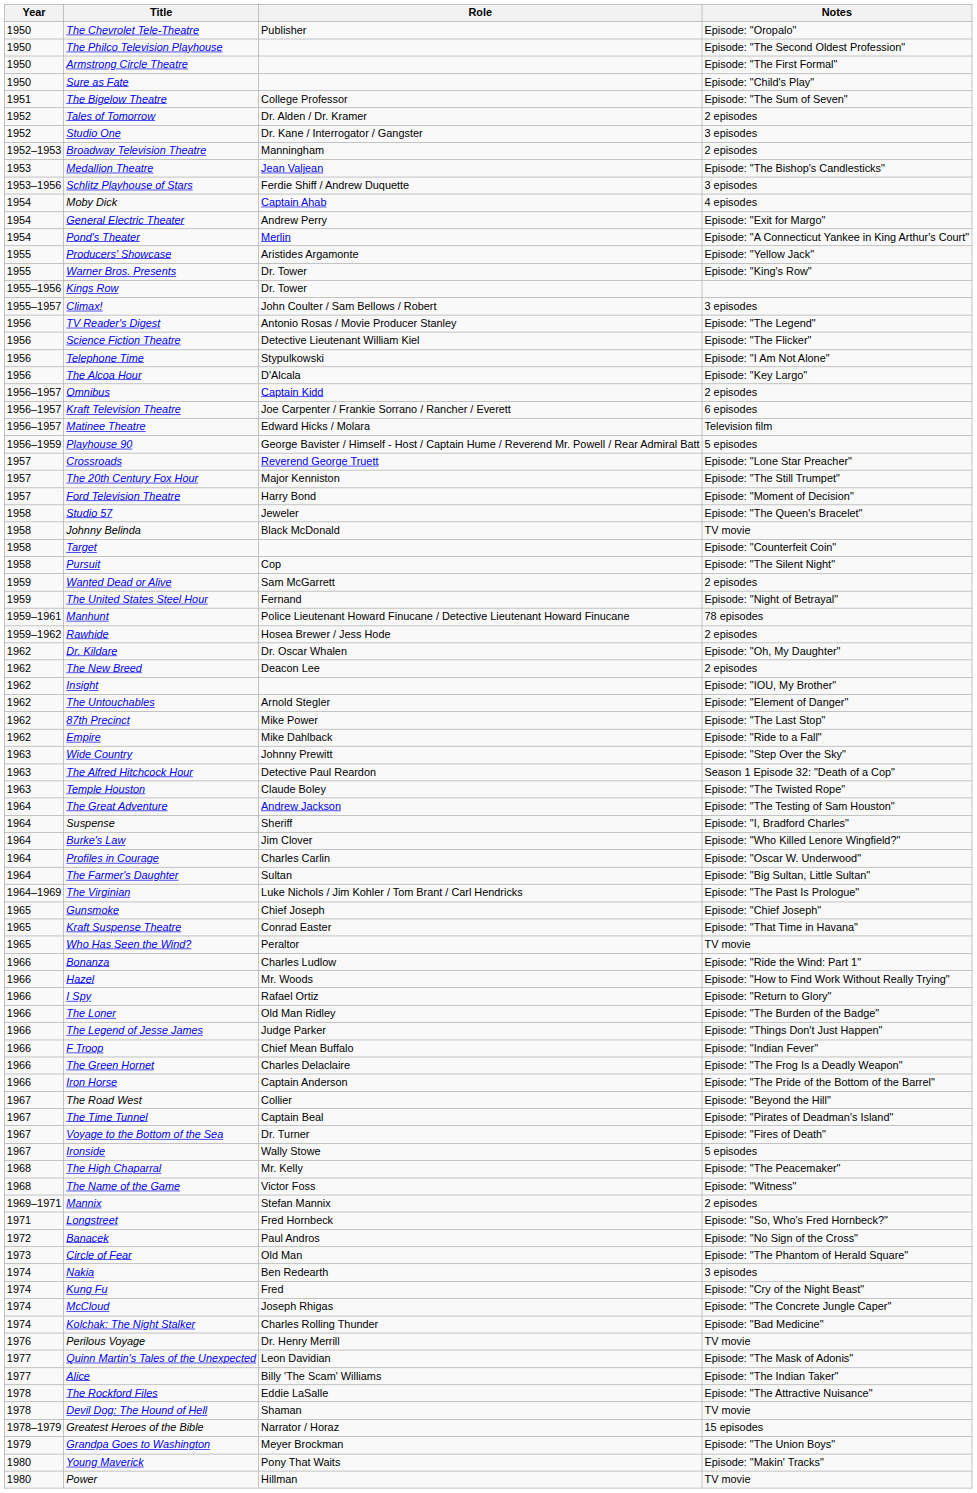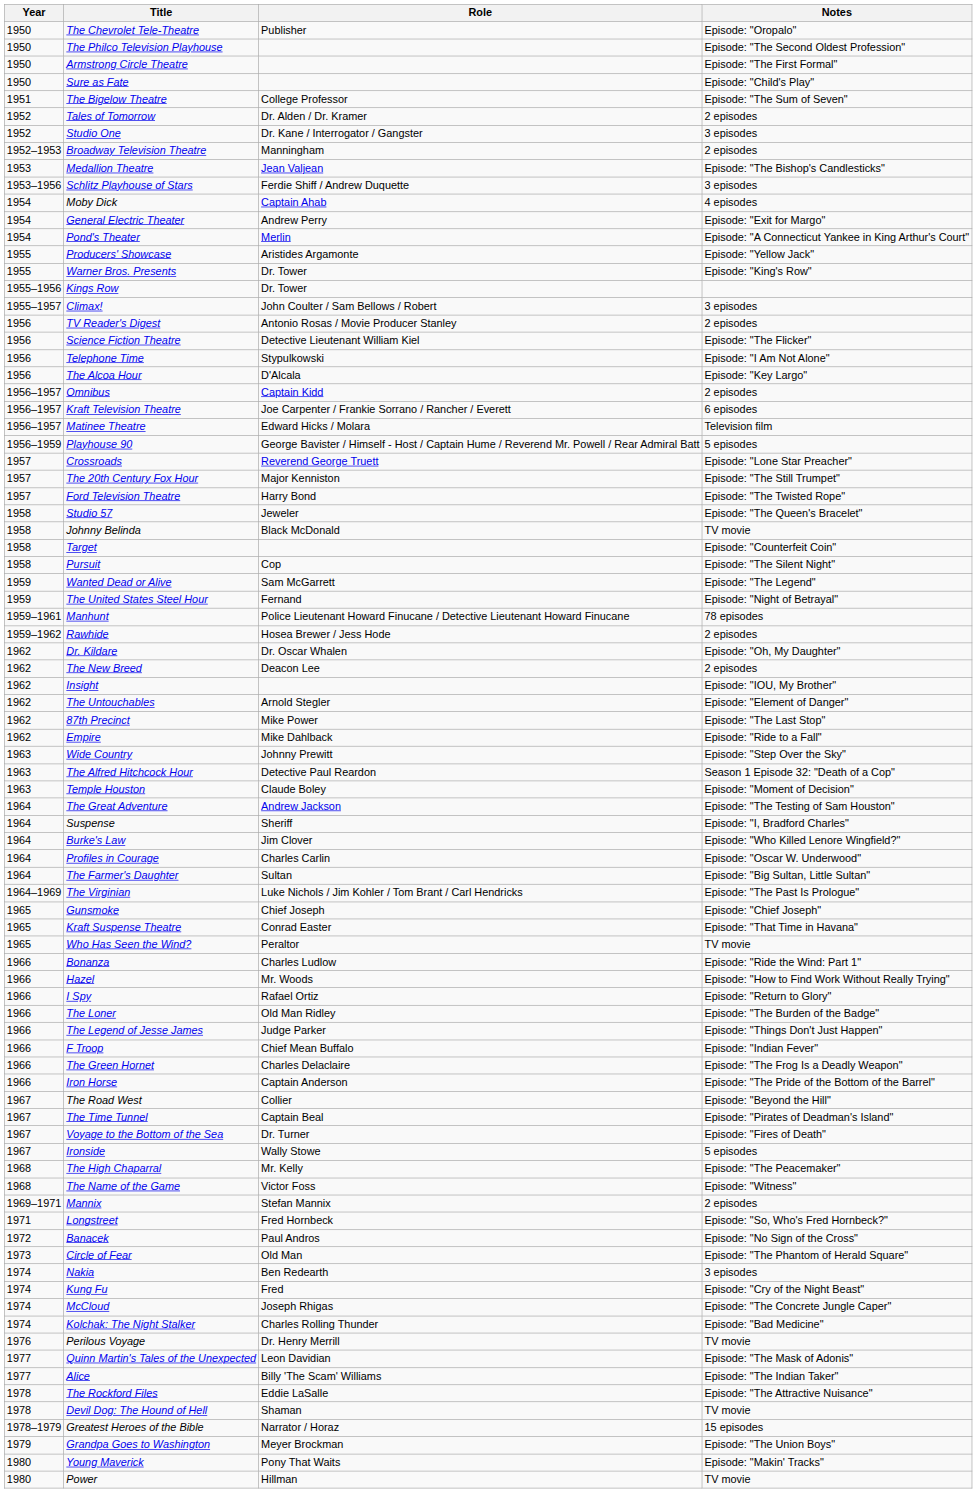(760, 323) Episode: "The Legend" -> (731, 323) 2 episodes
(779, 496) Episode: "Moment of Decision" -> (775, 496) Episode: "The Twisted Rope"
(731, 582) 2 episodes -> (760, 582) Episode: "The Legend"
(775, 789) Episode: "The Twisted Rope" -> (779, 789) Episode: "Moment of Decision"
